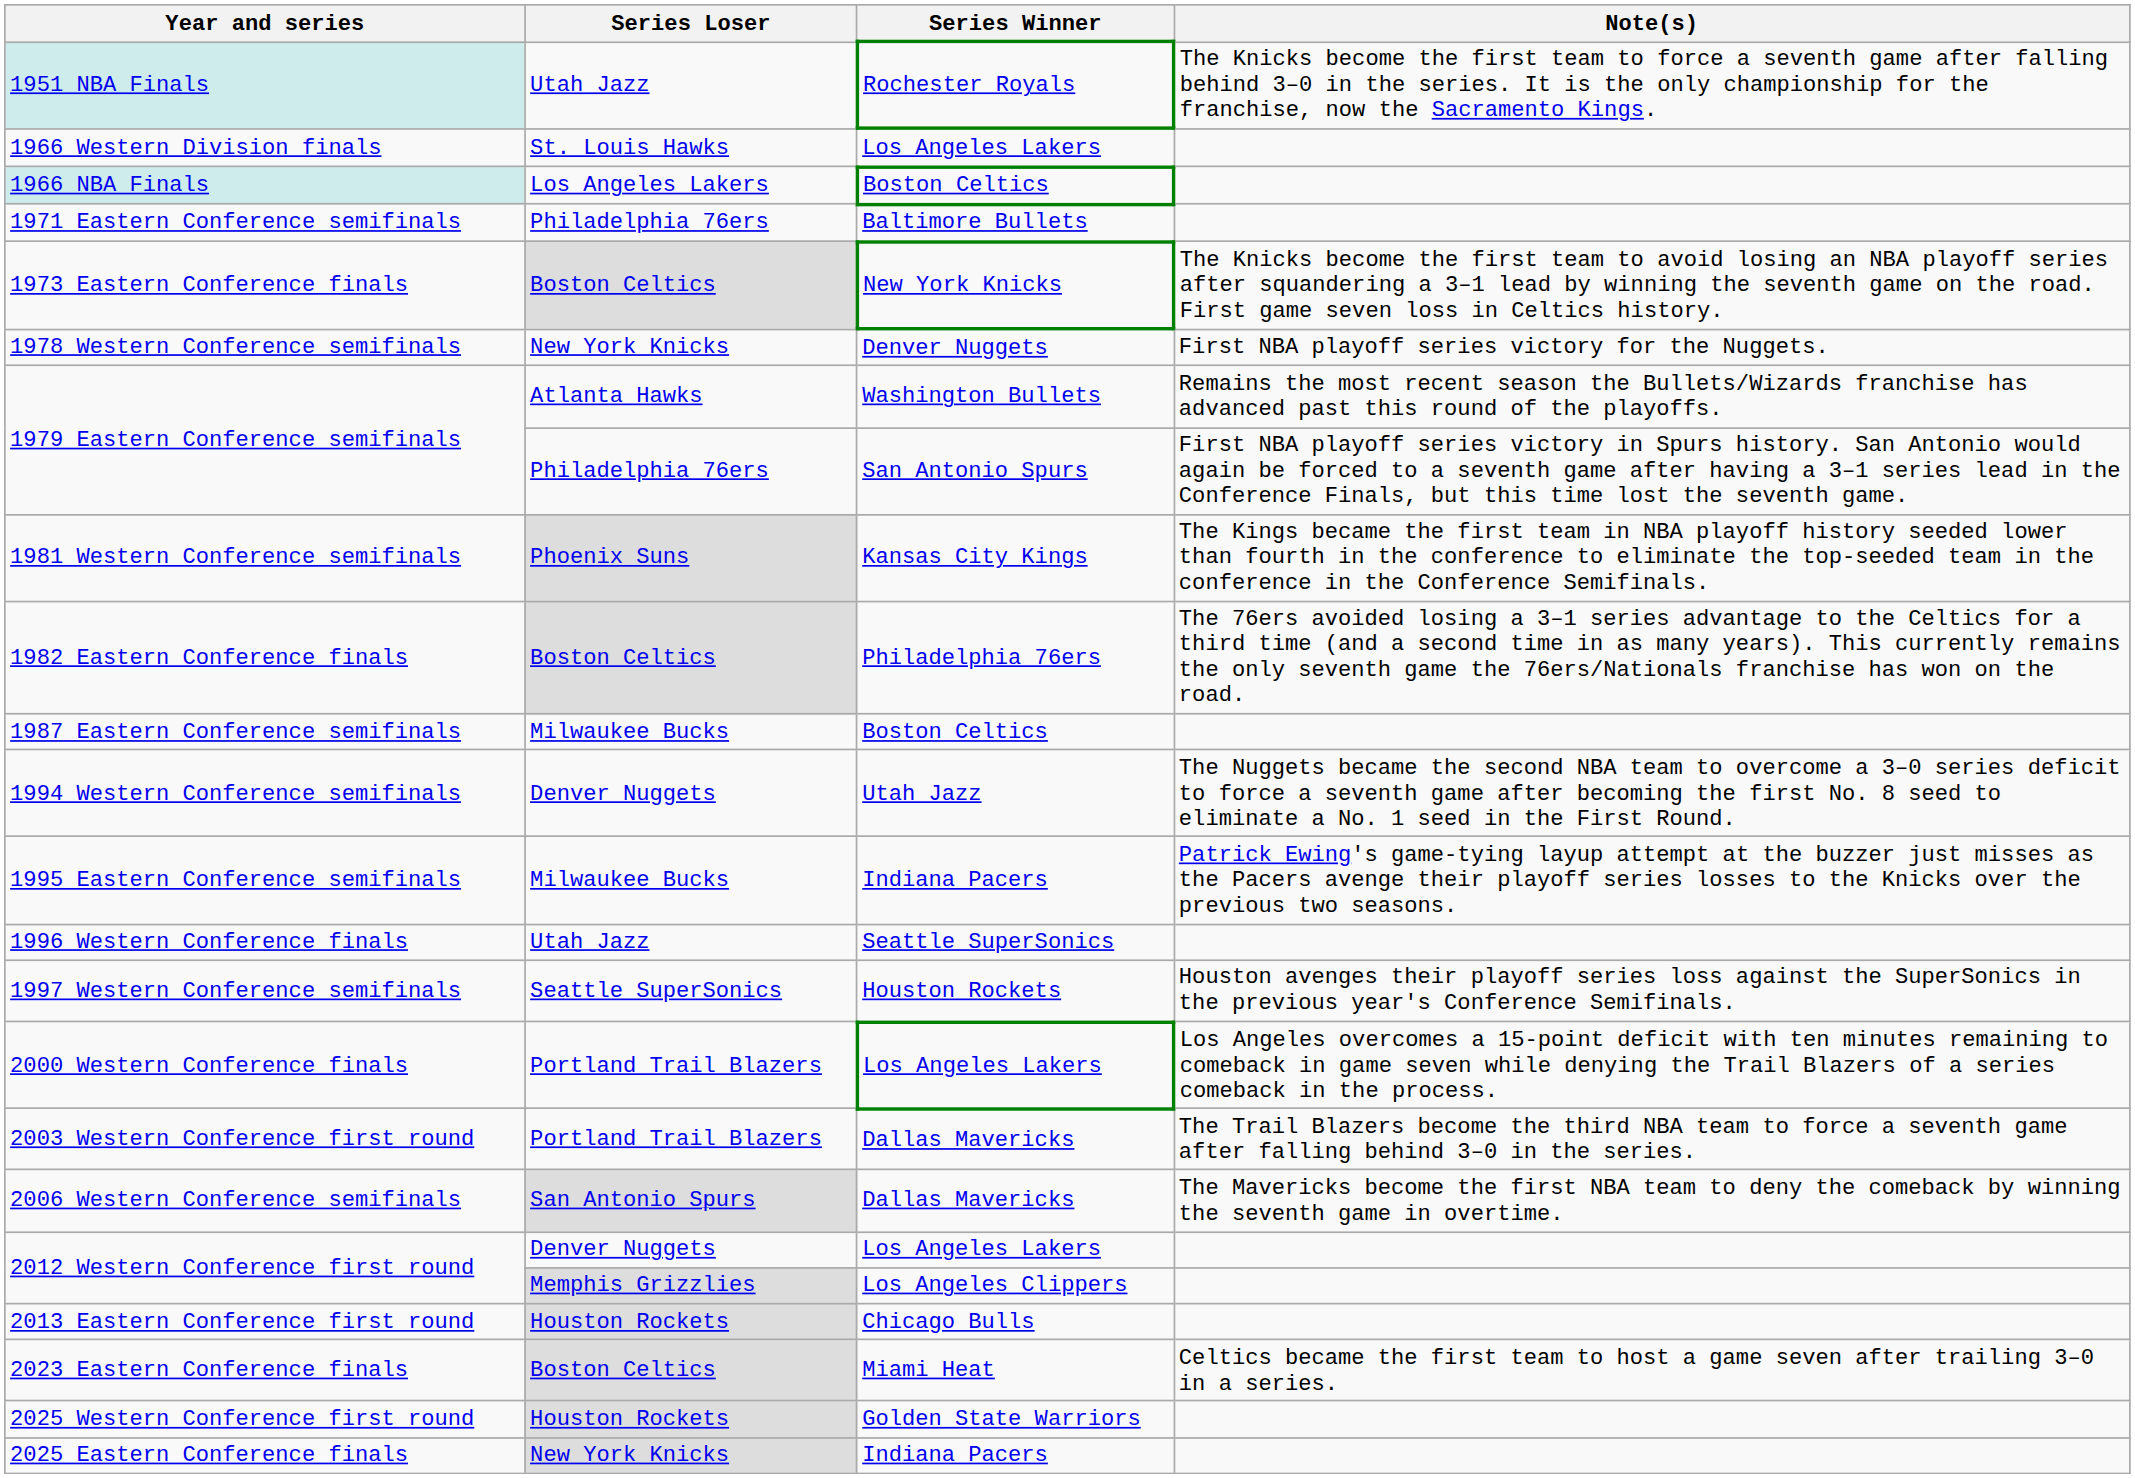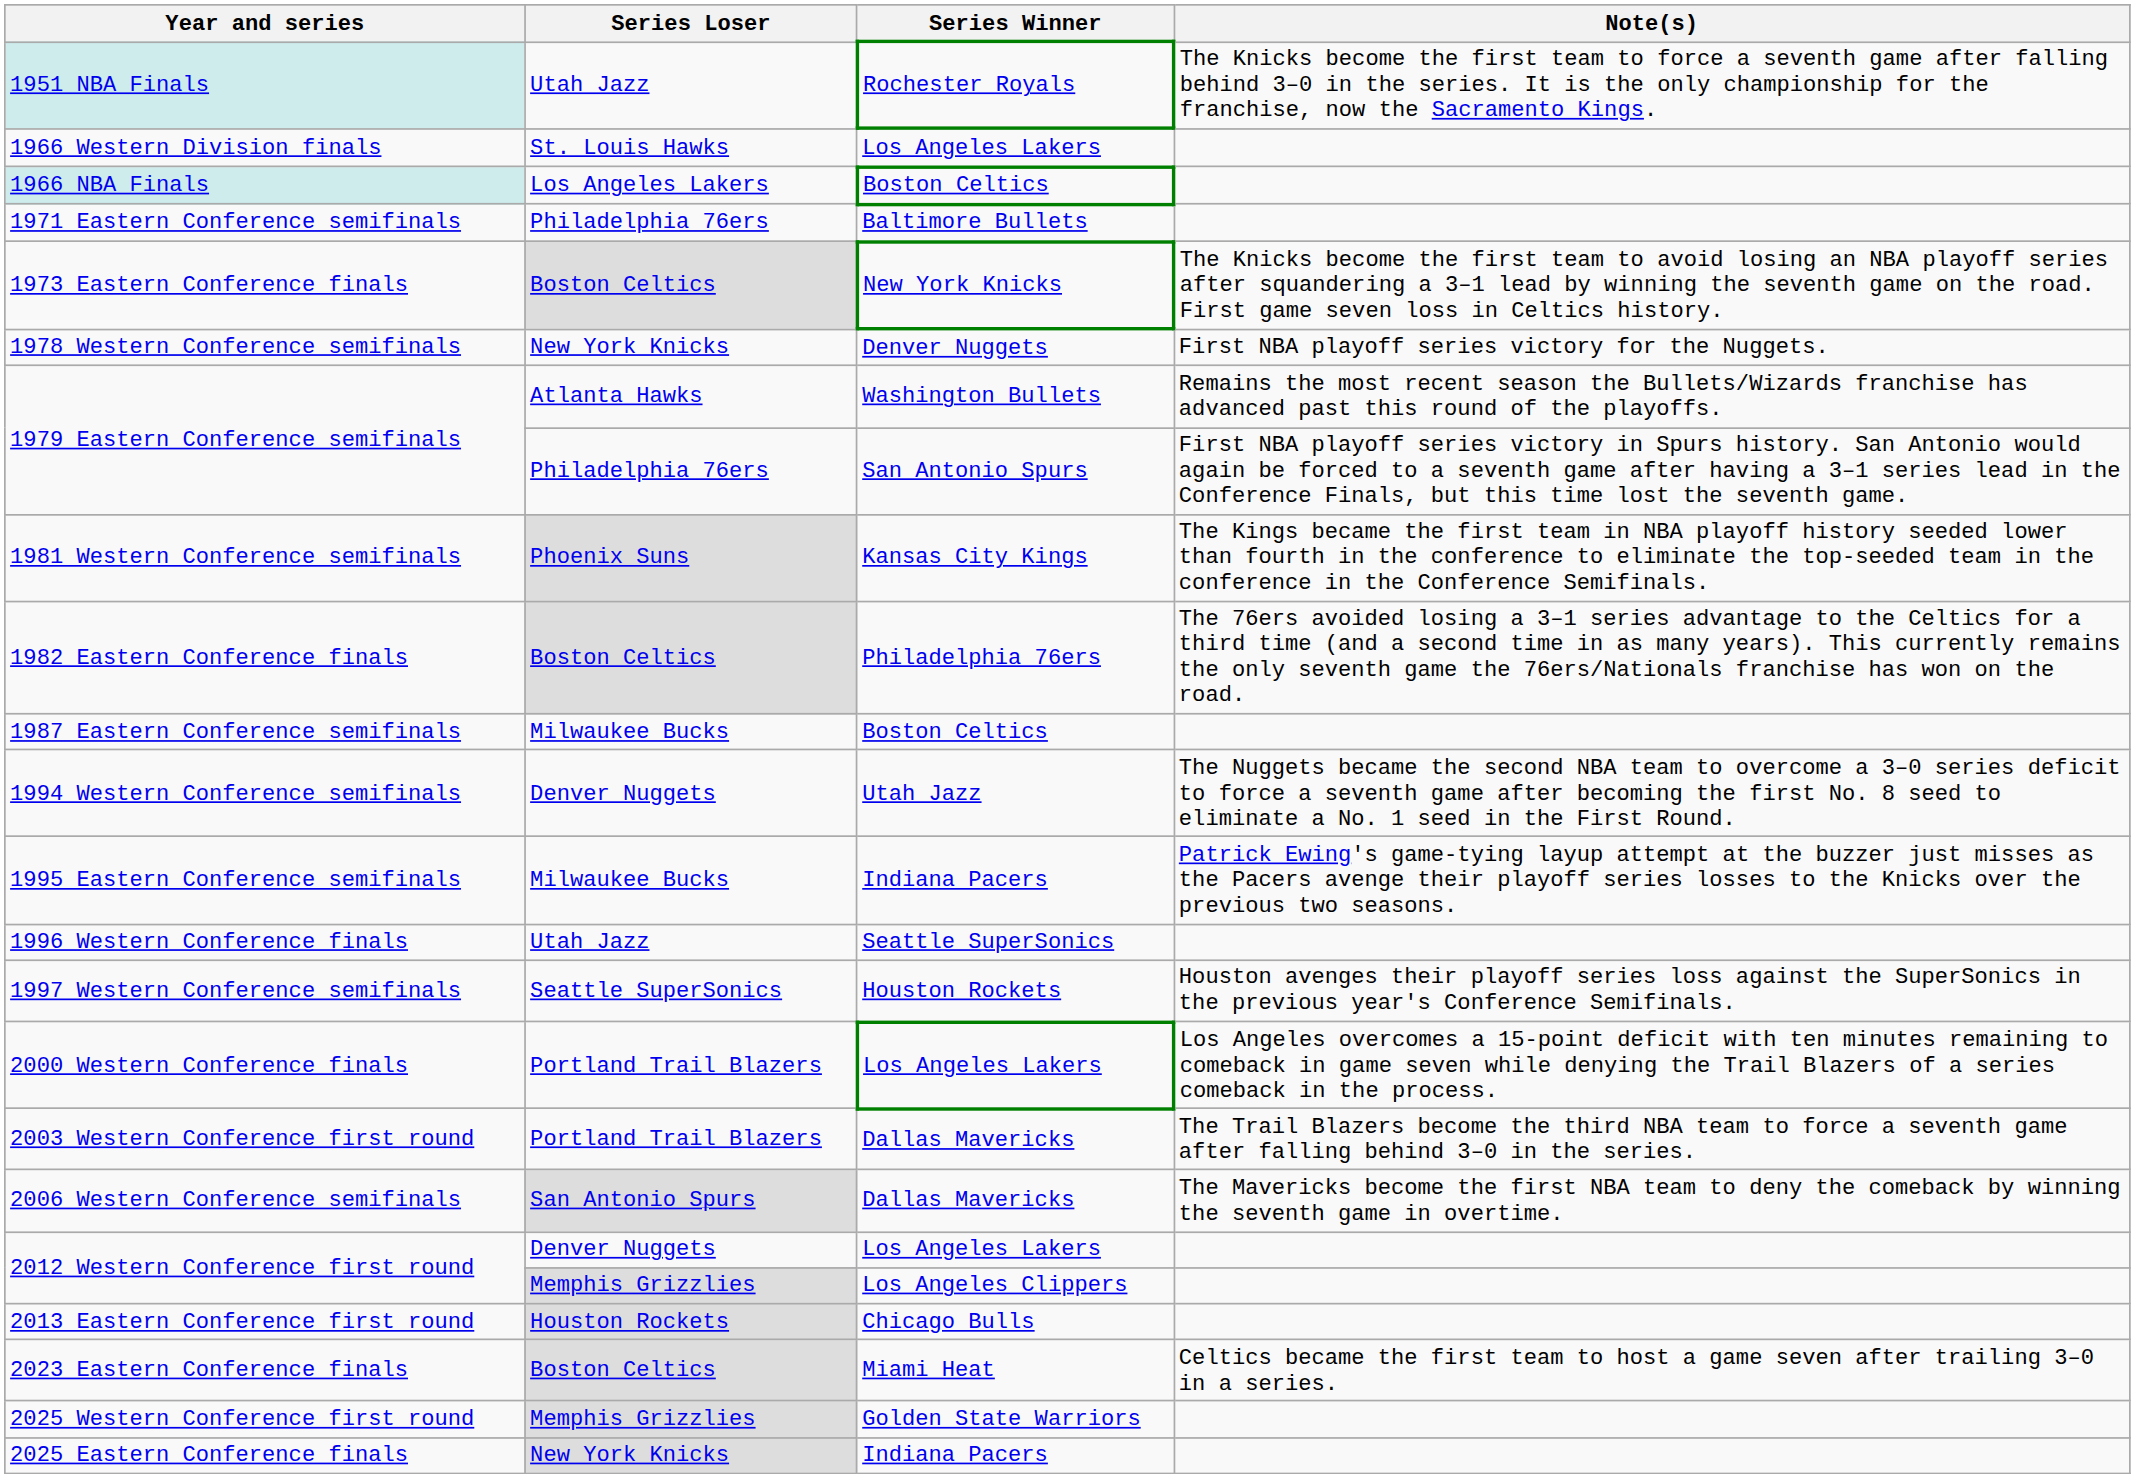(630, 1419) Houston Rockets -> (643, 1419) Memphis Grizzlies
